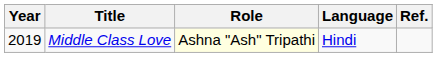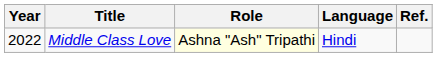(25, 40) 2019 -> (25, 40) 2022
